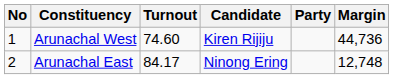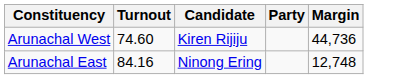- column: (18, 16)
(161, 62) 84.17 -> (135, 62) 84.16
